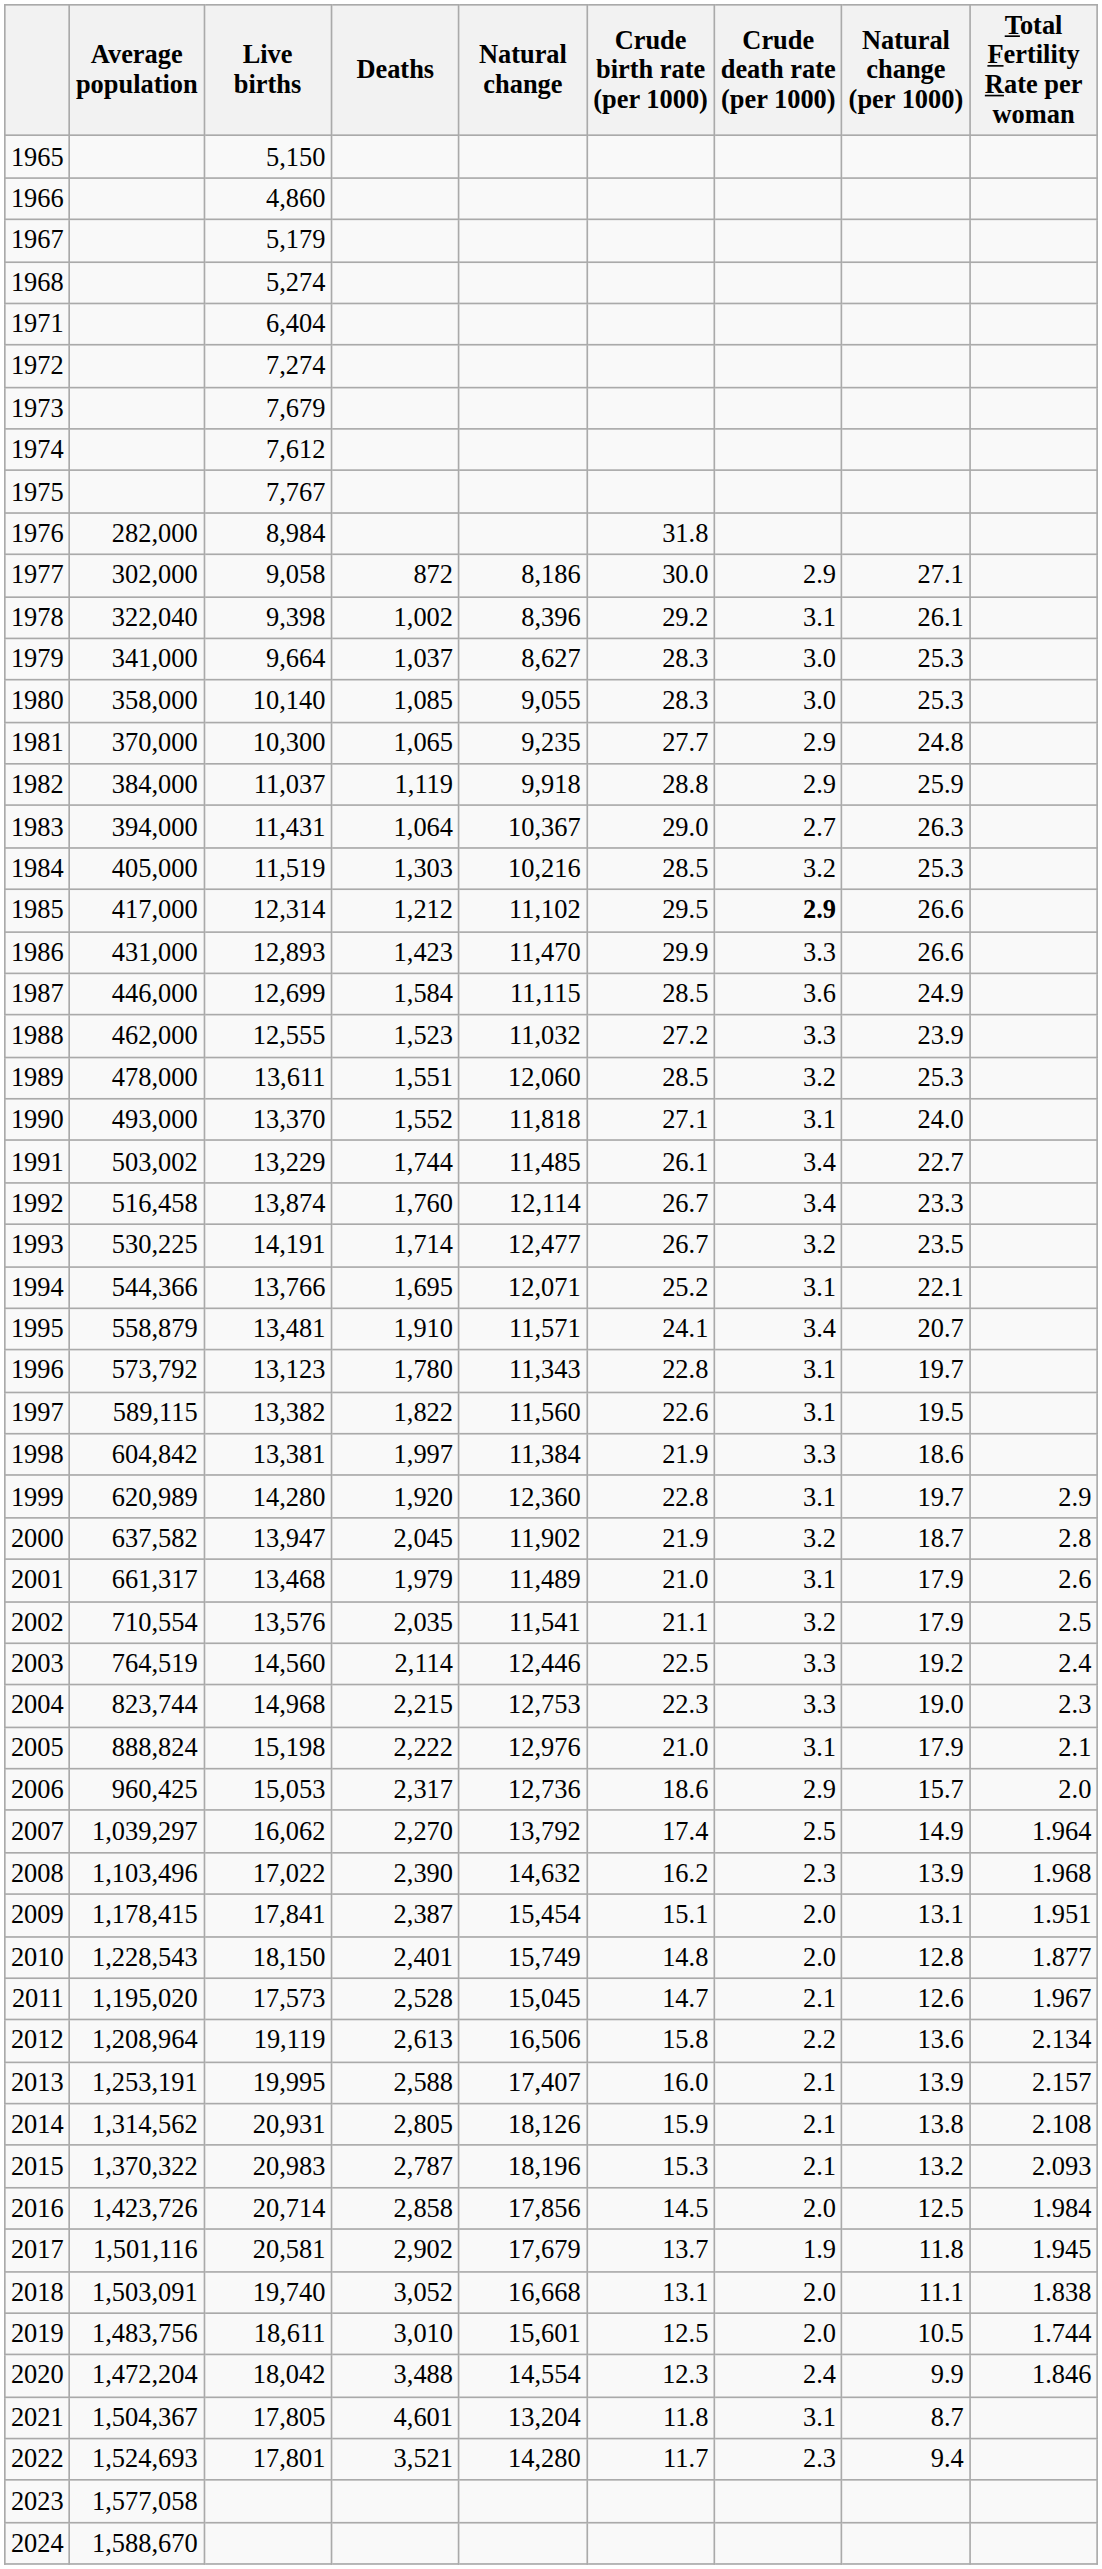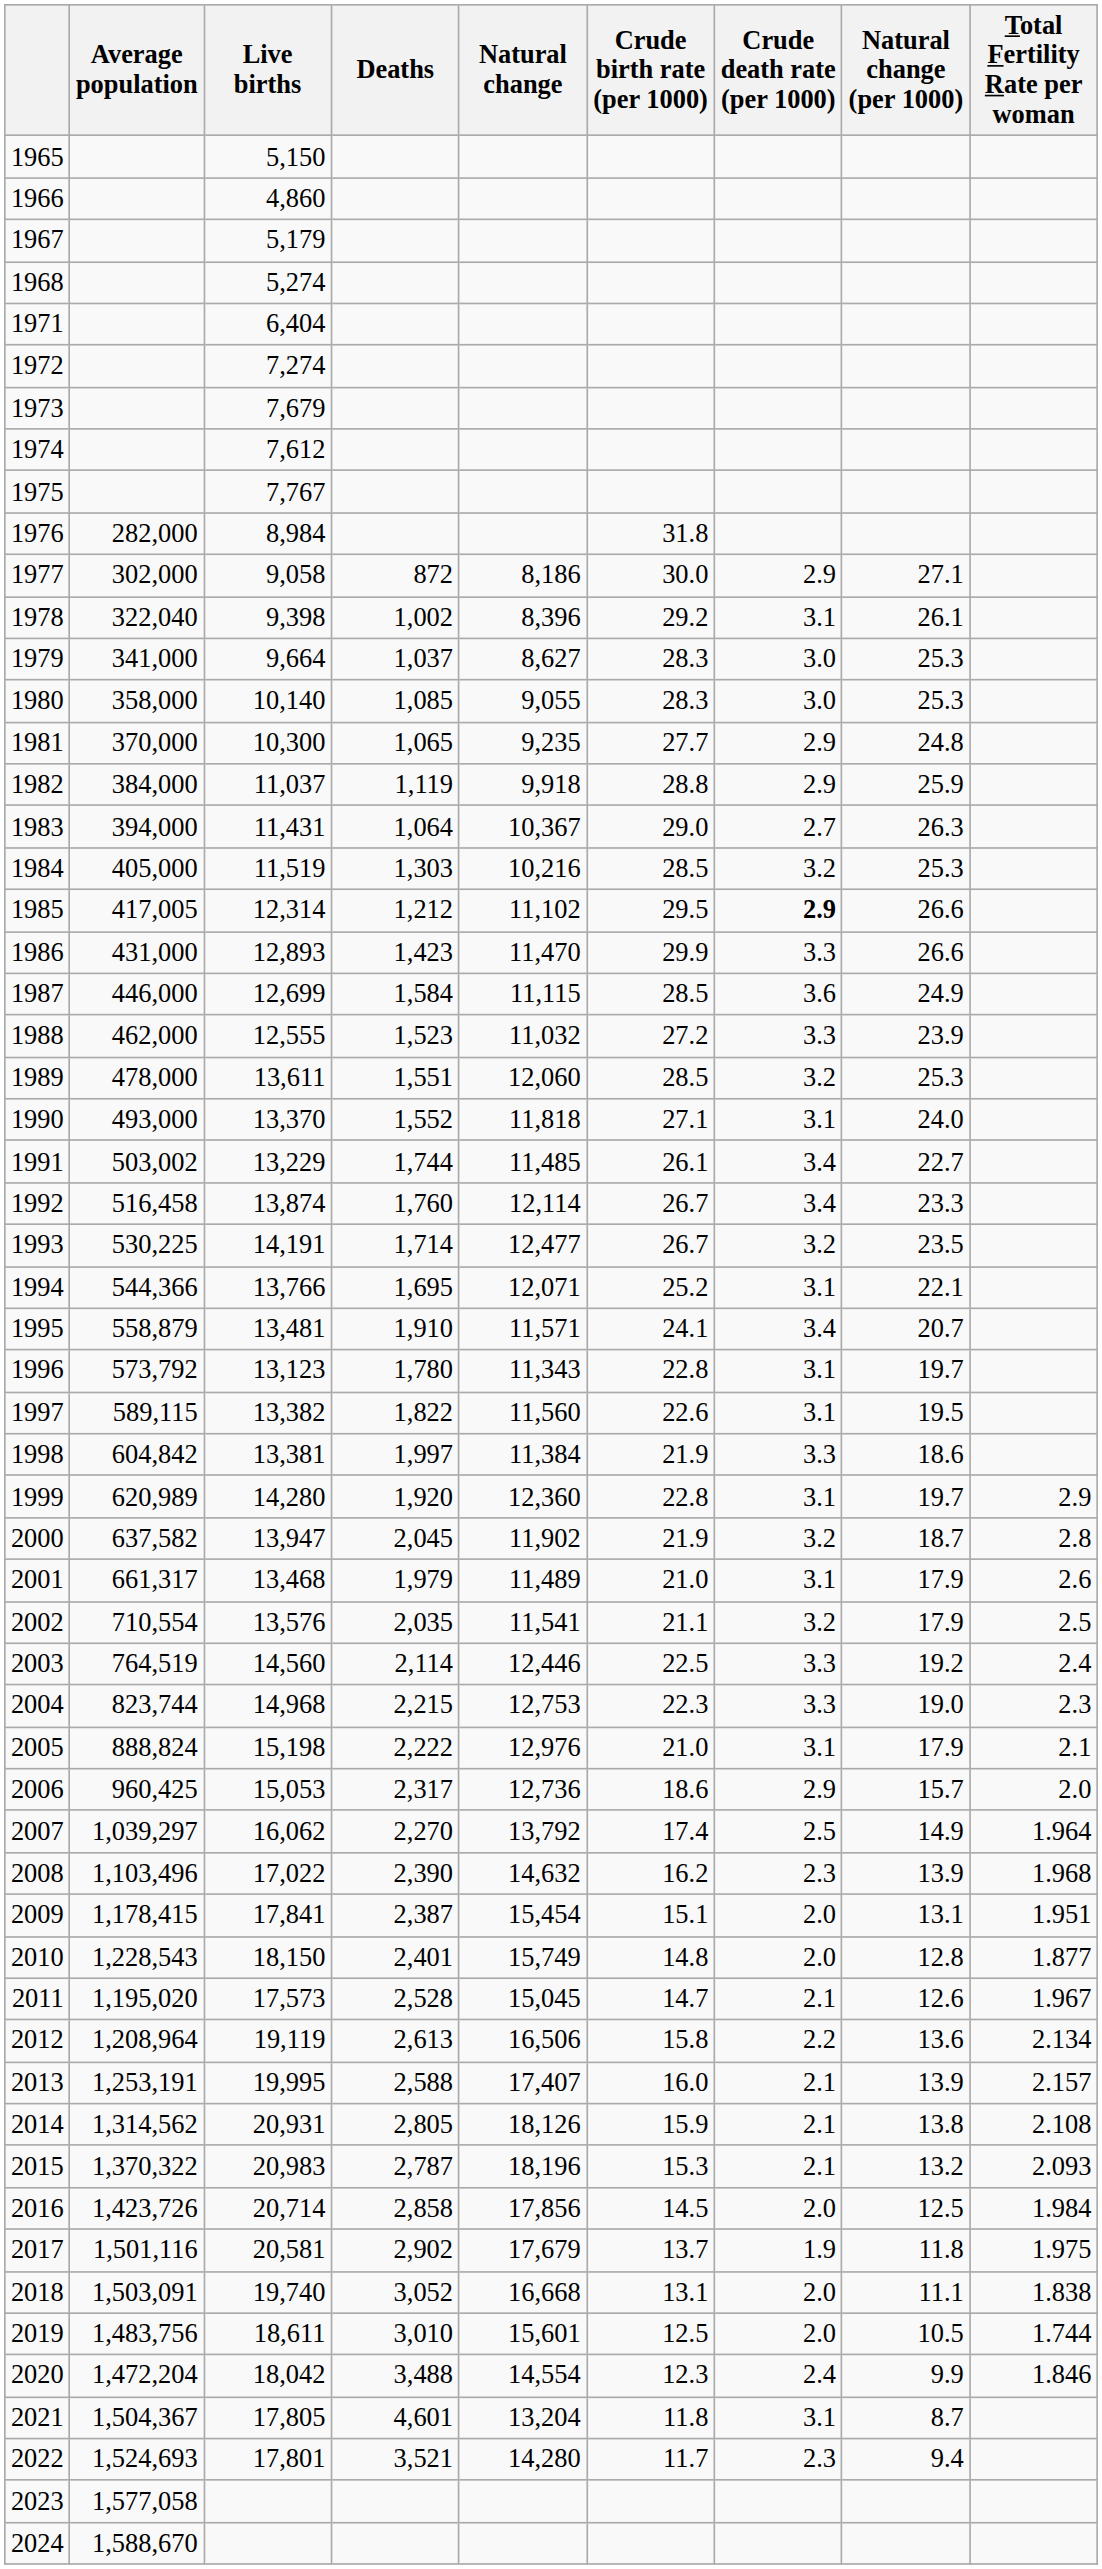(155, 910) 417,000 -> (155, 910) 417,005
(1062, 2249) 1.945 -> (1062, 2249) 1.975
